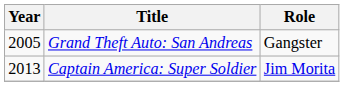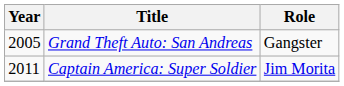(24, 68) 2013 -> (24, 68) 2011
